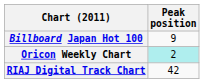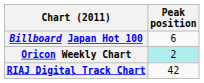(173, 39) 9 -> (173, 39) 6
